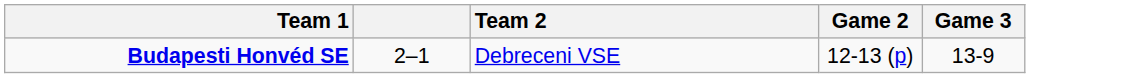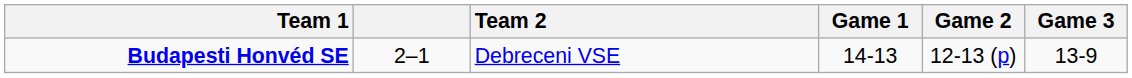+ column: (870, 21)
